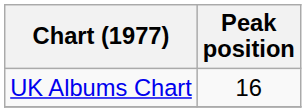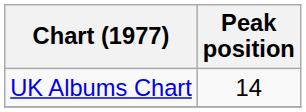(249, 87) 16 -> (249, 87) 14
